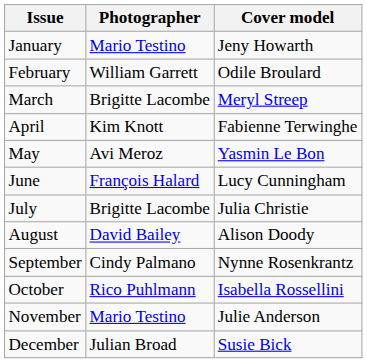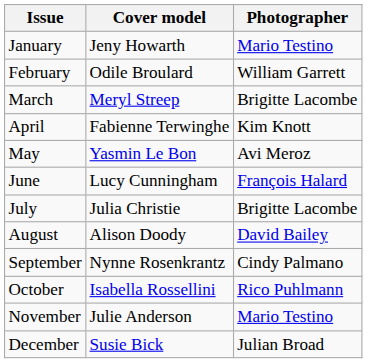columns swapped: (288, 18) <-> (150, 18)
